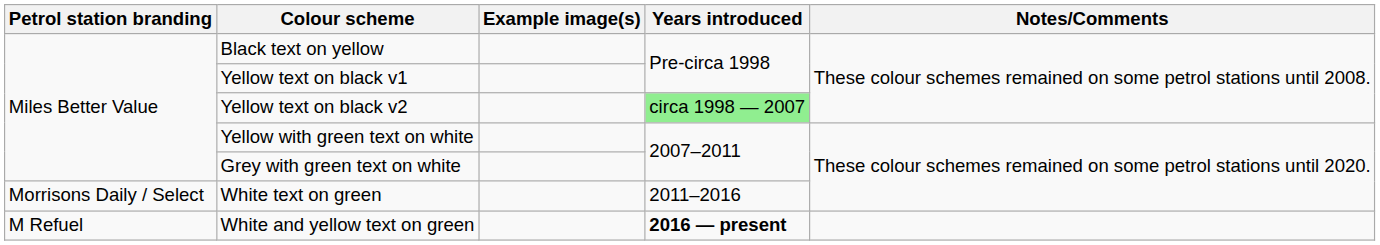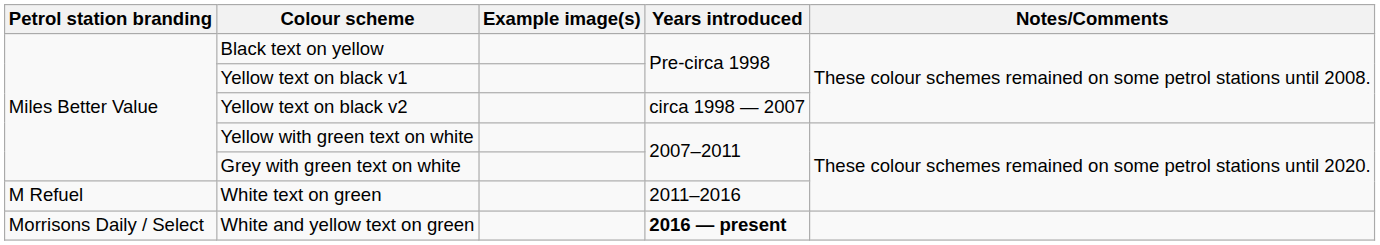(727, 107) lightgreen background -> (727, 107) no background
(106, 195) Morrisons Daily / Select -> (46, 195) M Refuel
(46, 225) M Refuel -> (106, 225) Morrisons Daily / Select
